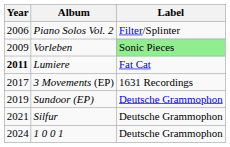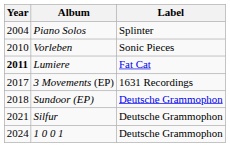+ row: (60, 30)
- row: (74, 30)
(18, 47) 2009 -> (18, 47) 2010
(147, 47) lightgreen background -> (147, 47) no background
(18, 99) 2019 -> (18, 99) 2018
